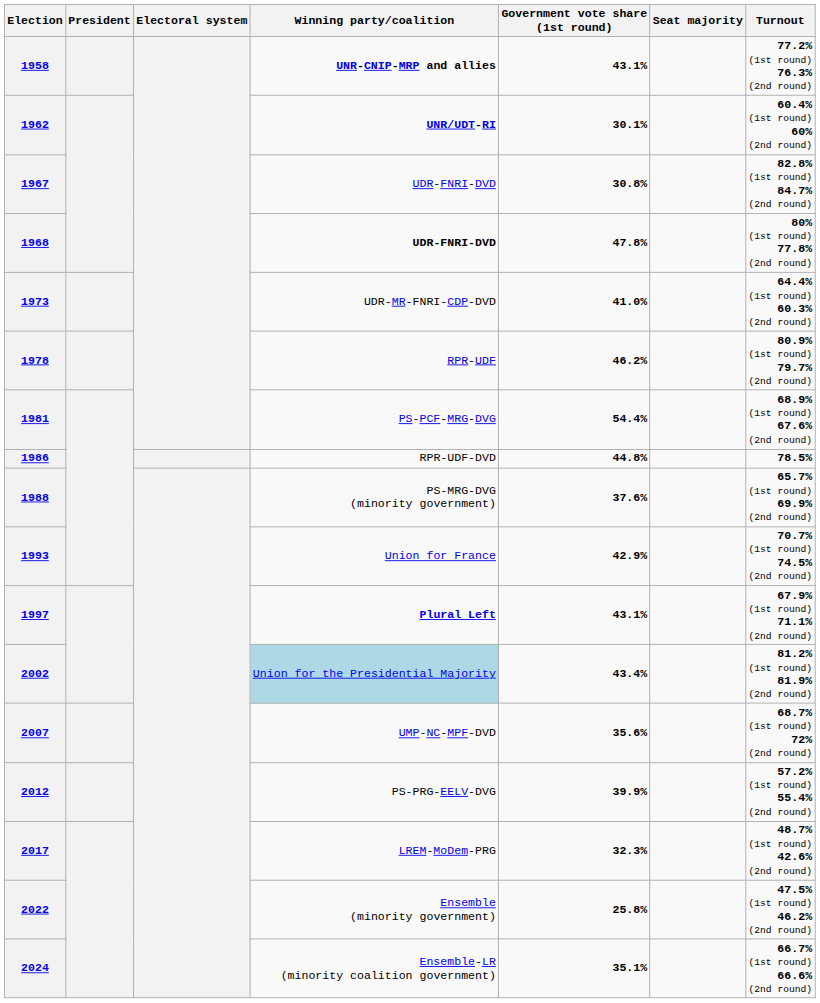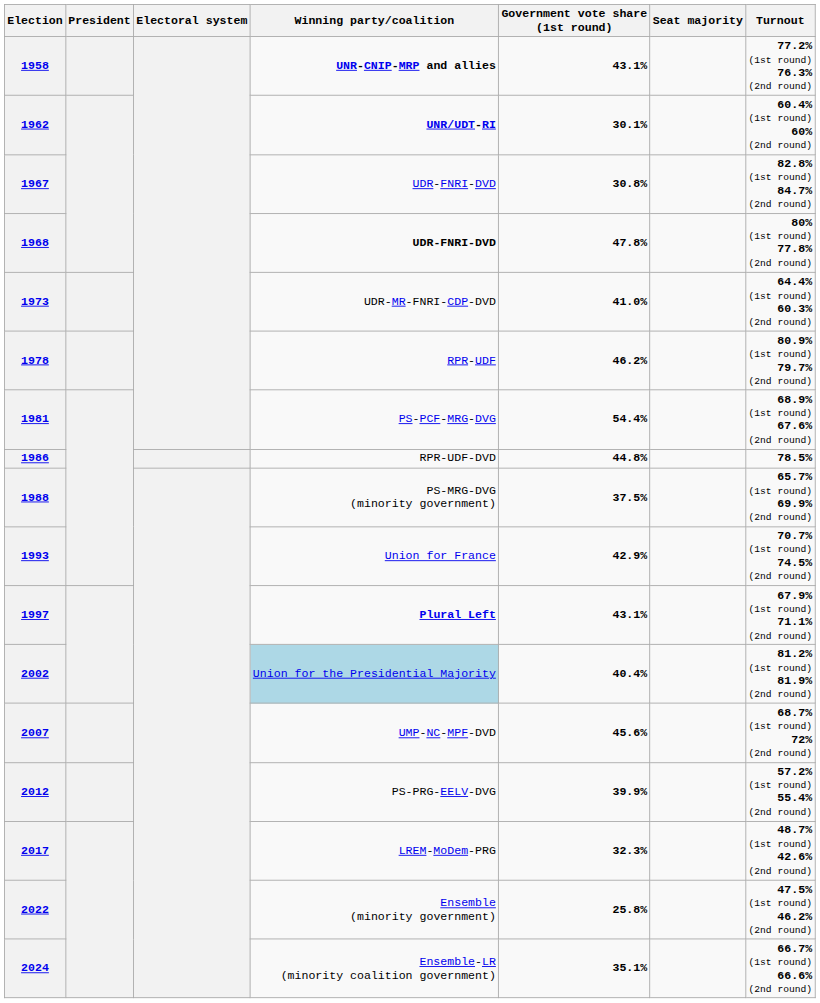(630, 497) 37.6% -> (630, 497) 37.5%
(630, 674) 43.4% -> (630, 674) 40.4%
(630, 733) 35.6% -> (630, 733) 45.6%
